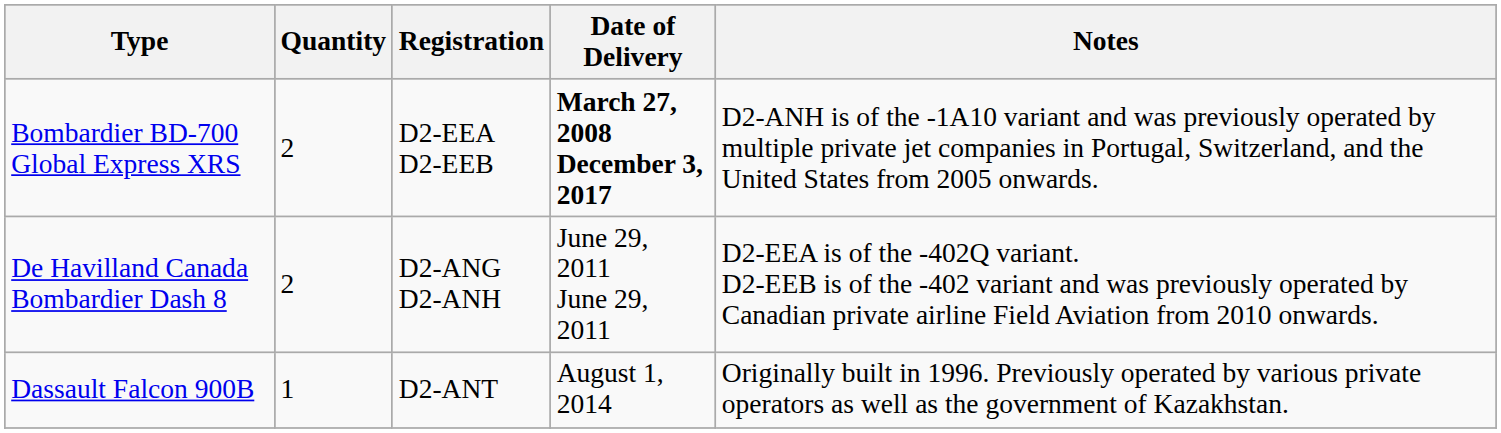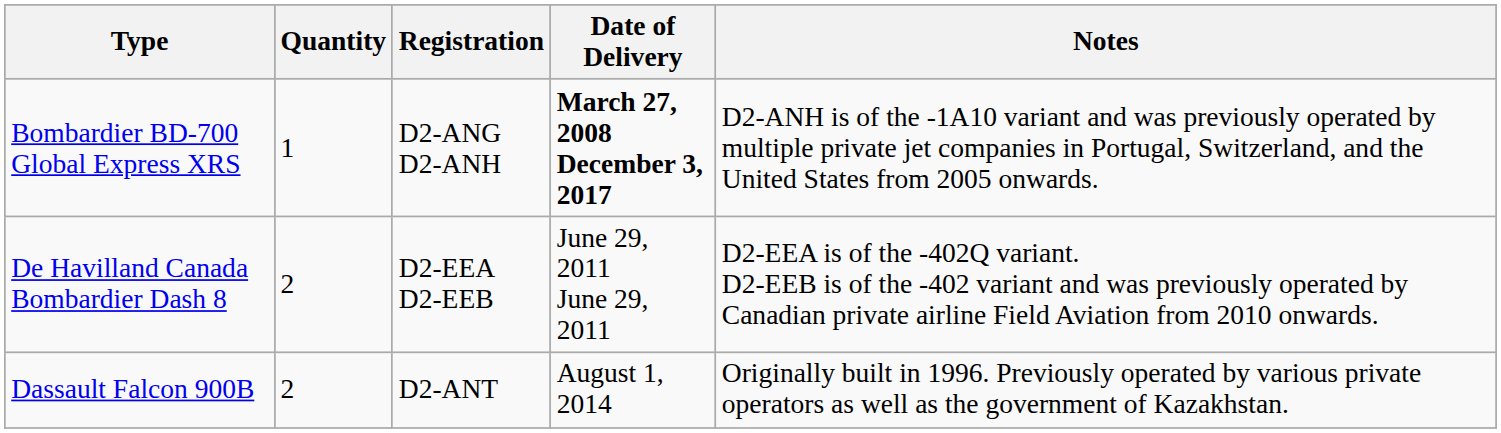(287, 147) 2 -> (287, 147) 1
(447, 147) D2-EEA D2-EEB -> (450, 147) D2-ANG D2-ANH
(450, 283) D2-ANG D2-ANH -> (447, 283) D2-EEA D2-EEB
(287, 389) 1 -> (287, 389) 2
